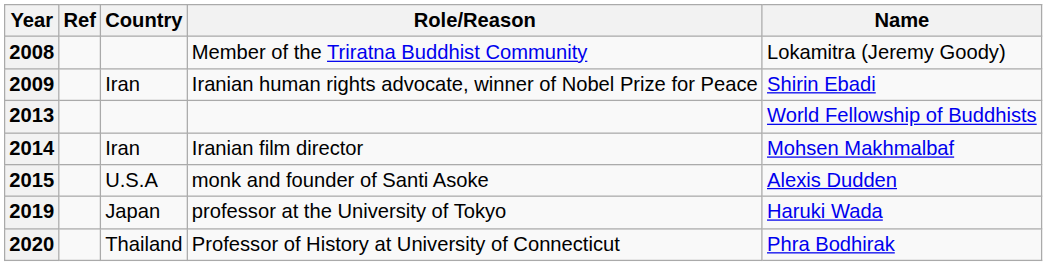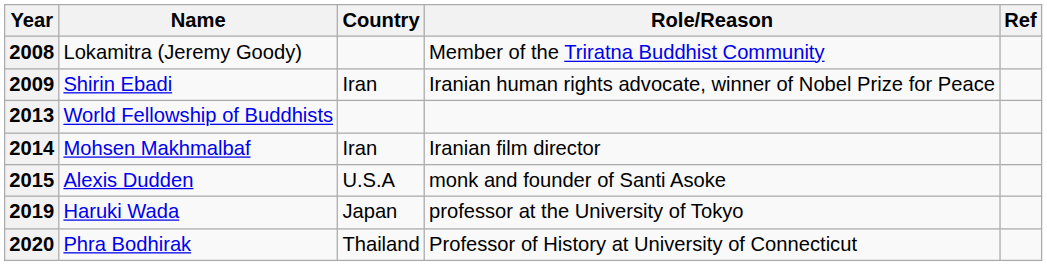columns swapped: (902, 20) <-> (80, 20)
